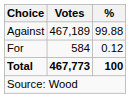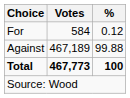rows swapped: (15, 48) <-> (26, 31)
